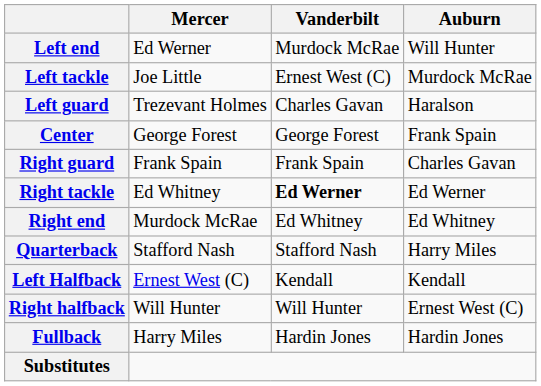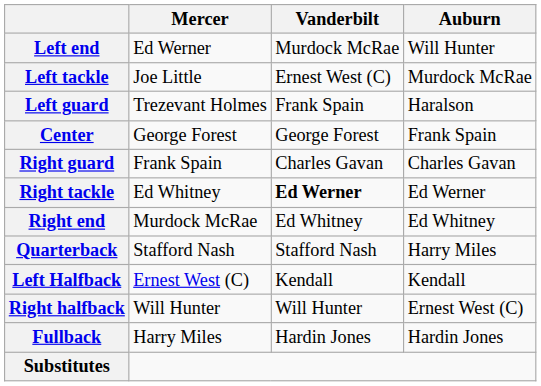(329, 105) Charles Gavan -> (320, 105) Frank Spain
(320, 163) Frank Spain -> (329, 163) Charles Gavan
